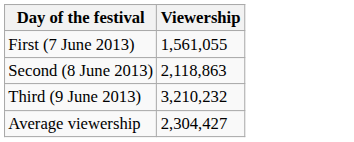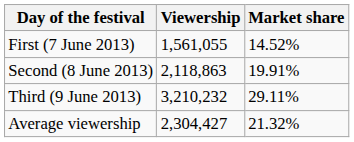+ column: (296, 17)
